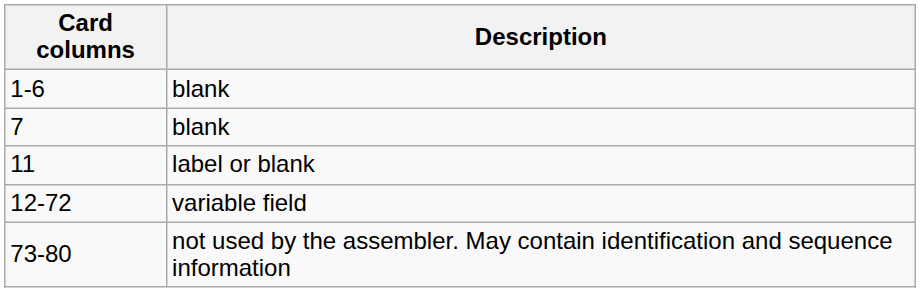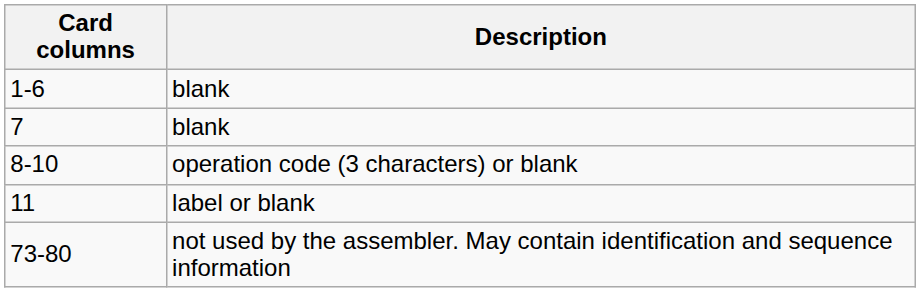+ row: (34, 164)
- row: (41, 202)
